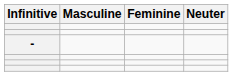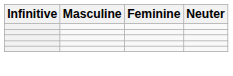- row: (32, 44)
